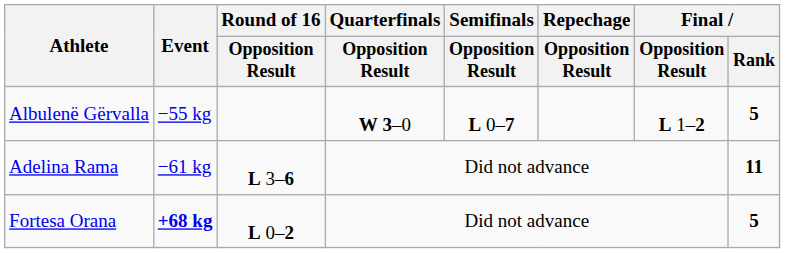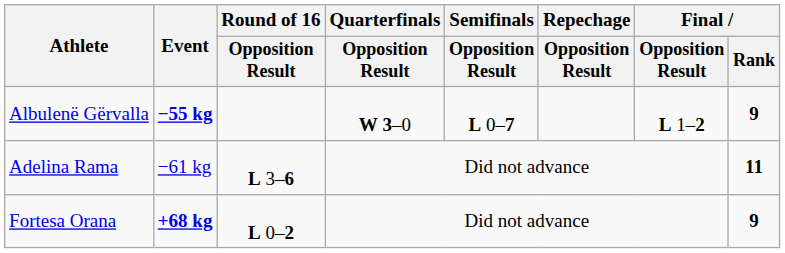(185, 113) normal -> (185, 113) bold
(754, 113) 5 -> (754, 113) 9
(754, 221) 5 -> (754, 221) 9
